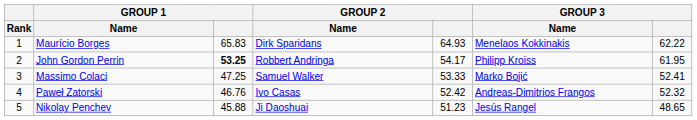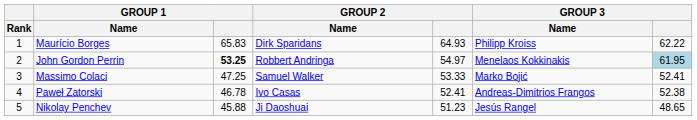(522, 45) Menelaos Kokkinakis -> (505, 45) Philipp Kroiss
(453, 60) 54.17 -> (453, 60) 54.97
(505, 60) Philipp Kroiss -> (522, 60) Menelaos Kokkinakis
(672, 60) no background -> (672, 60) lightblue background
(233, 92) 46.76 -> (233, 92) 46.78
(453, 92) 52.42 -> (453, 92) 52.41
(672, 92) 52.32 -> (672, 92) 52.38
